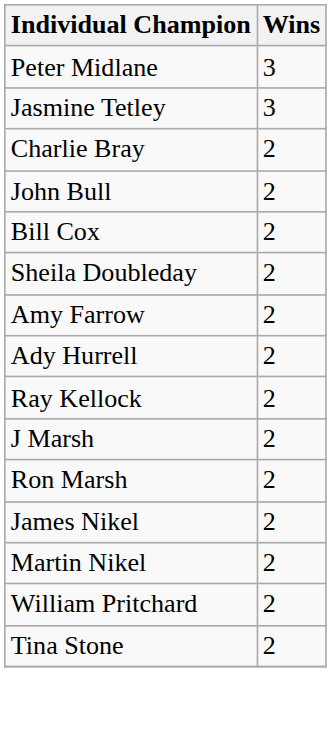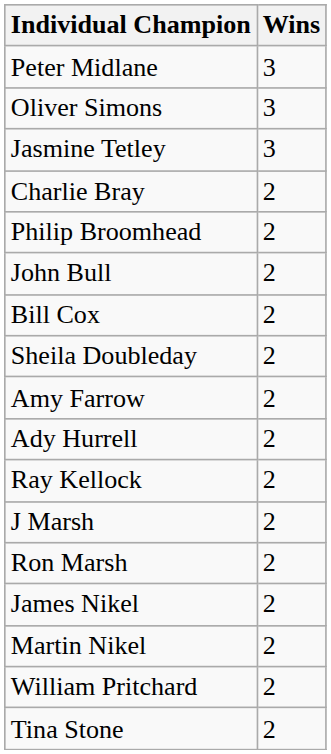+ row: (87, 107)
+ row: (106, 231)
